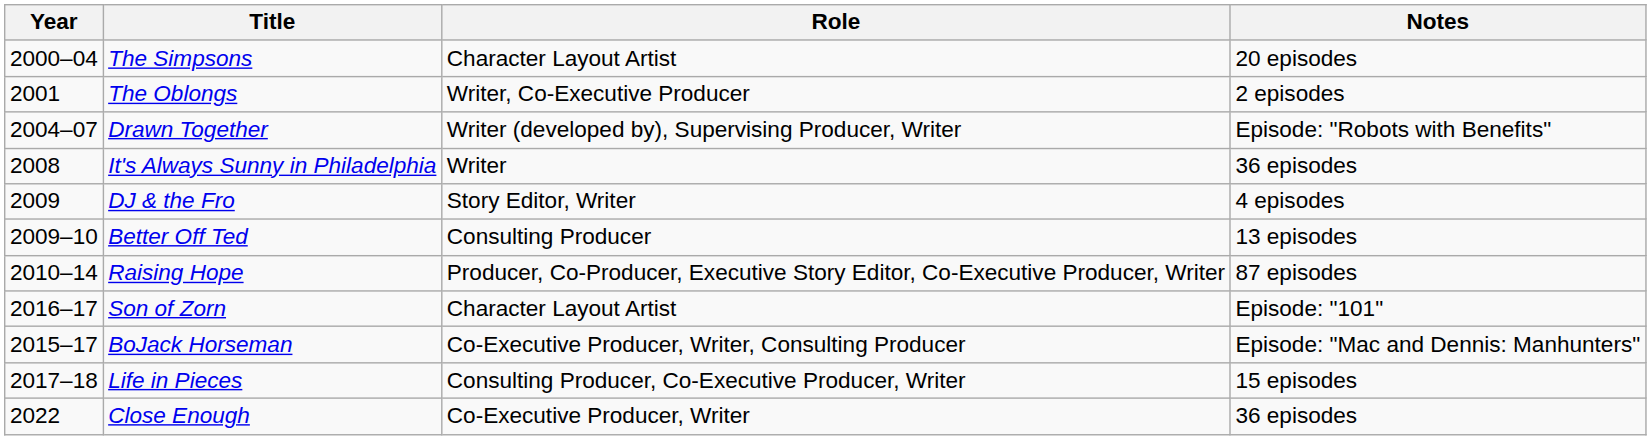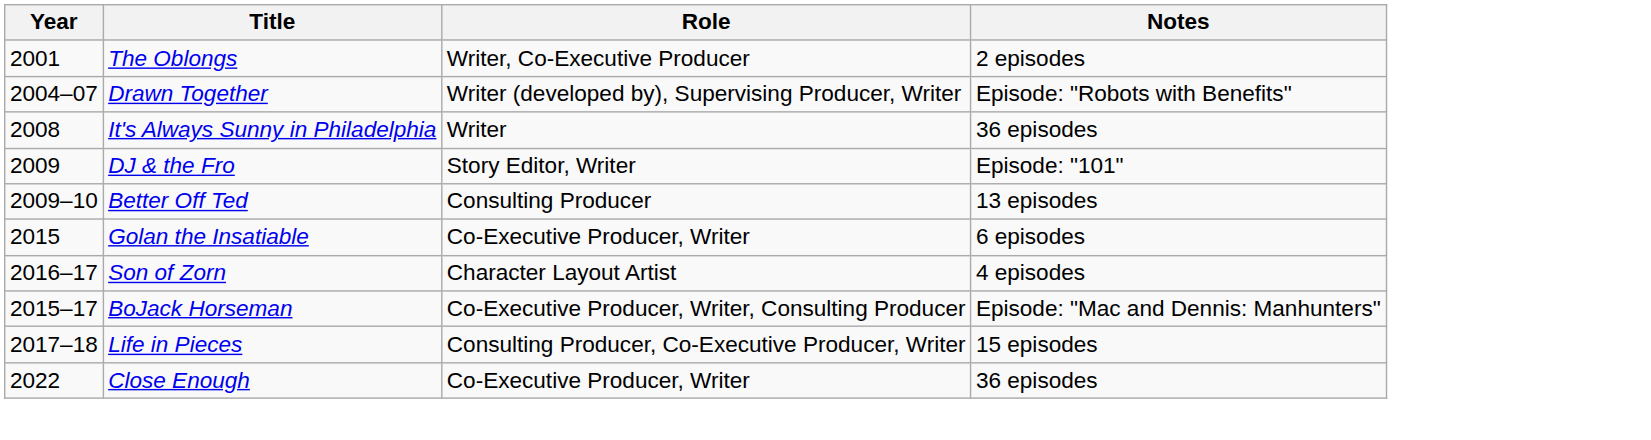- row: (180, 58)
(1290, 201) 4 episodes -> (1050, 165) Episode: "101"
- row: (176, 272)
+ row: (208, 237)
(1309, 308) Episode: "101" -> (1030, 272) 4 episodes
